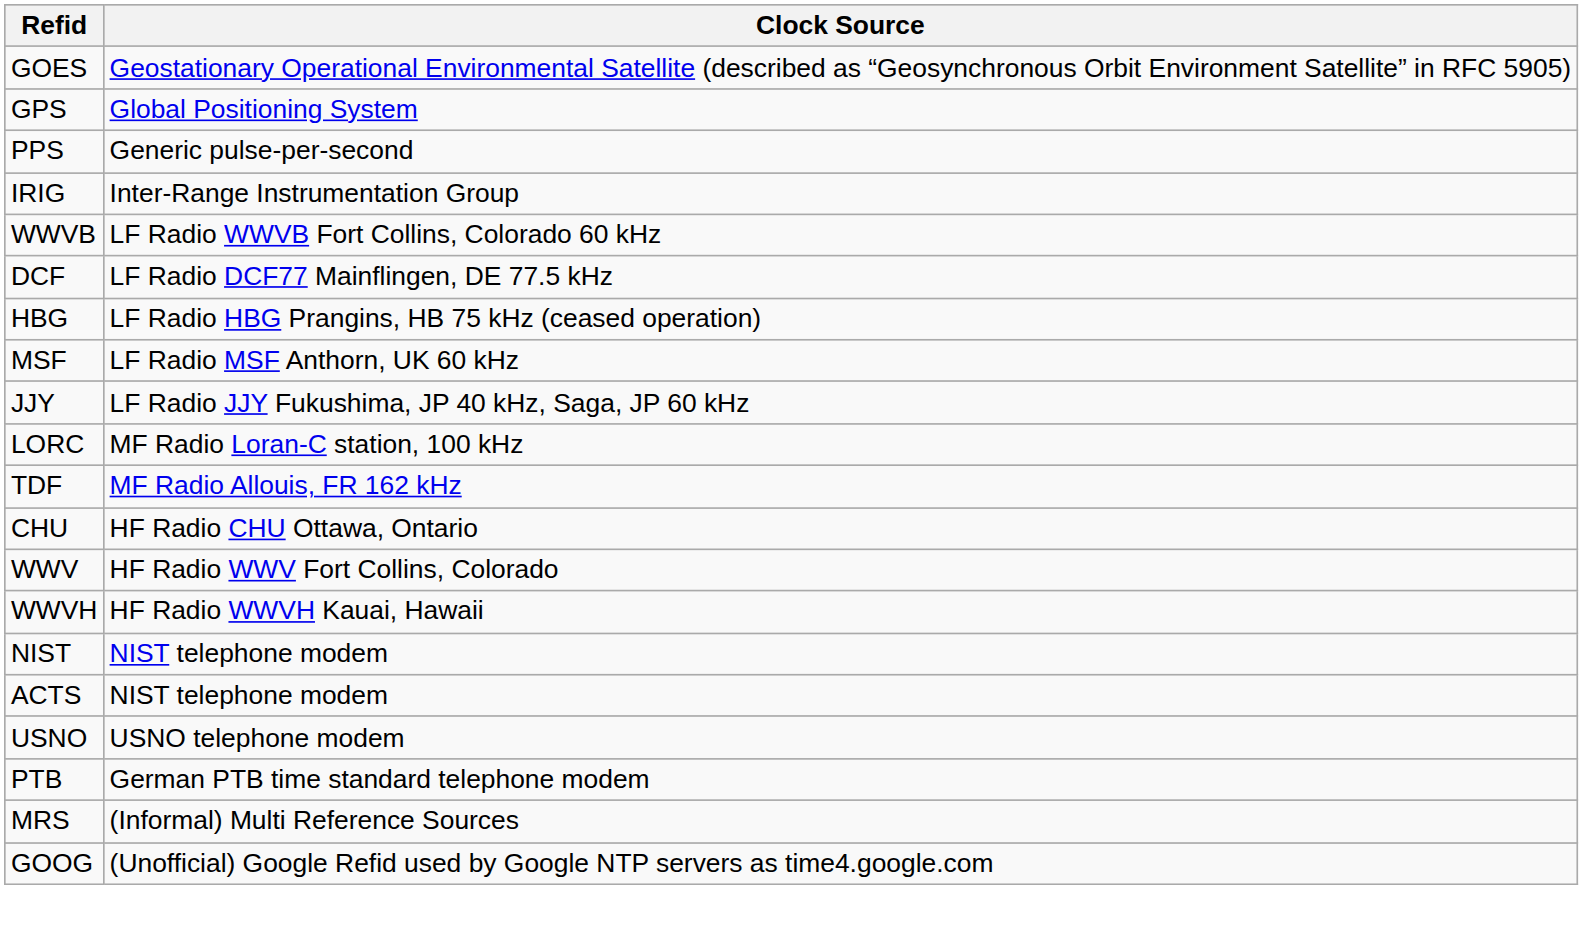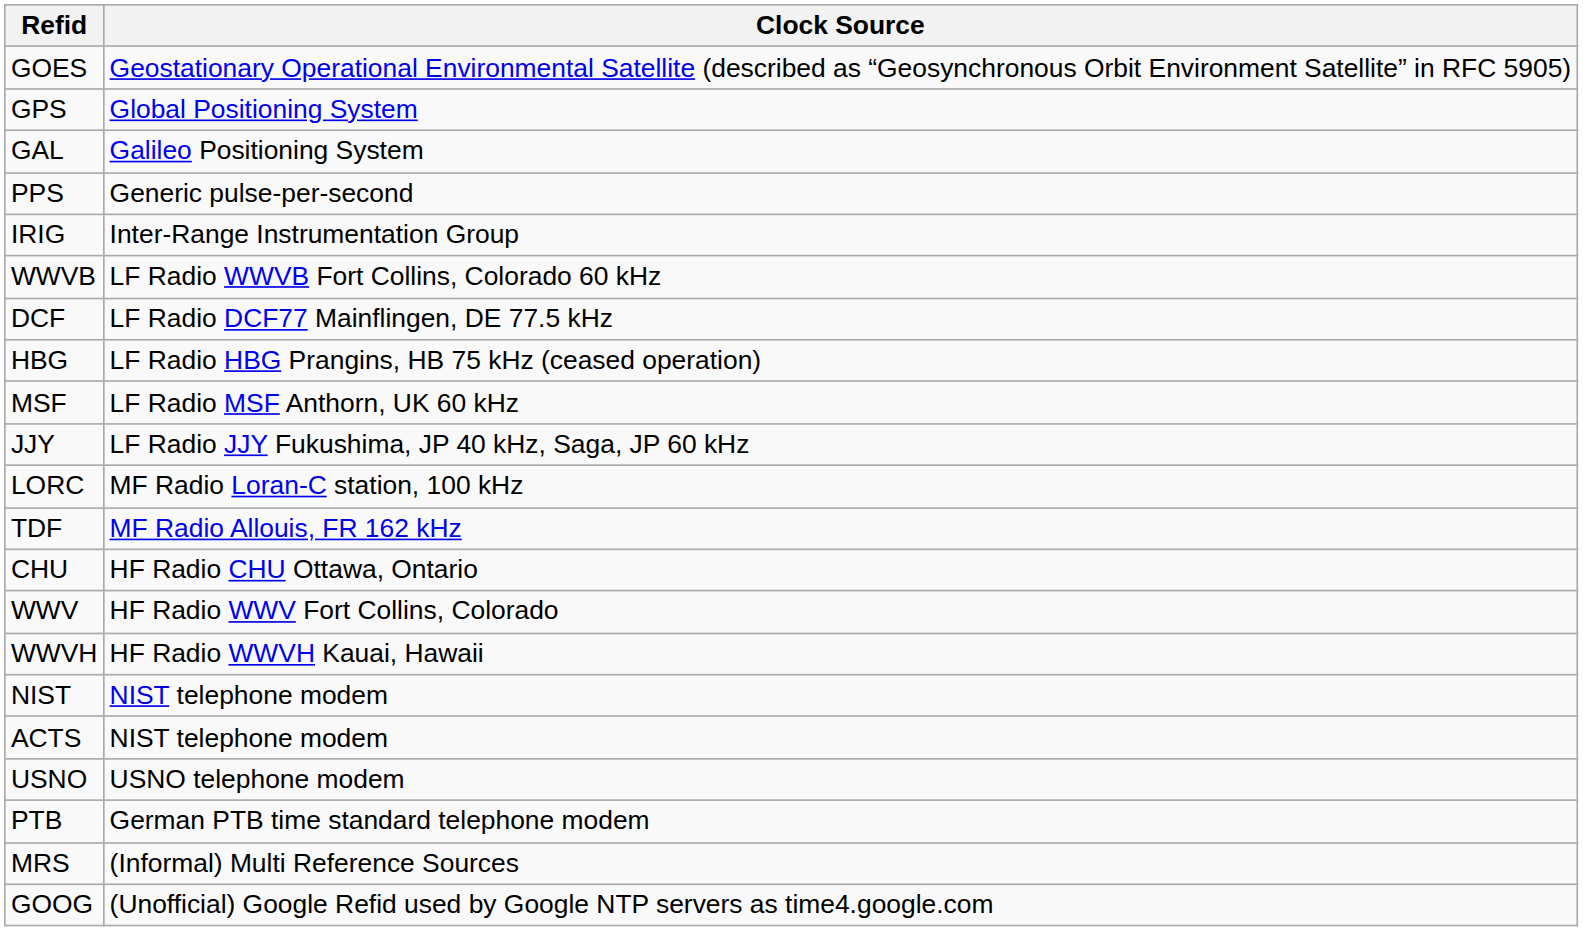+ row: (37, 151)
